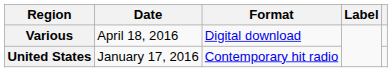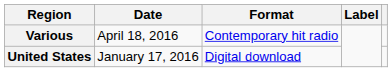(253, 35) Digital download -> (271, 35) Contemporary hit radio
(271, 56) Contemporary hit radio -> (253, 56) Digital download
